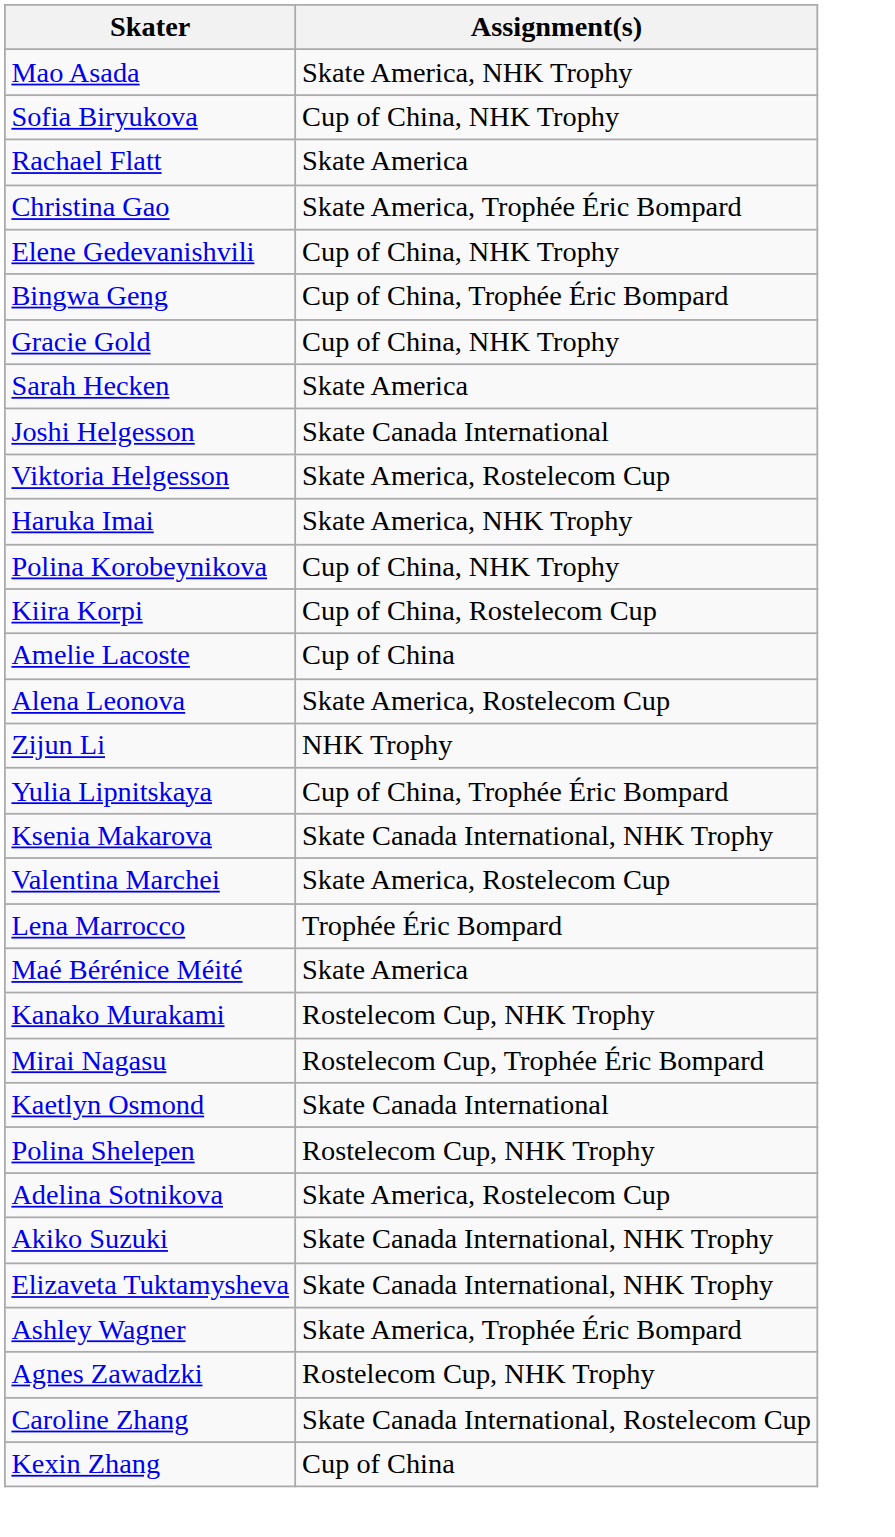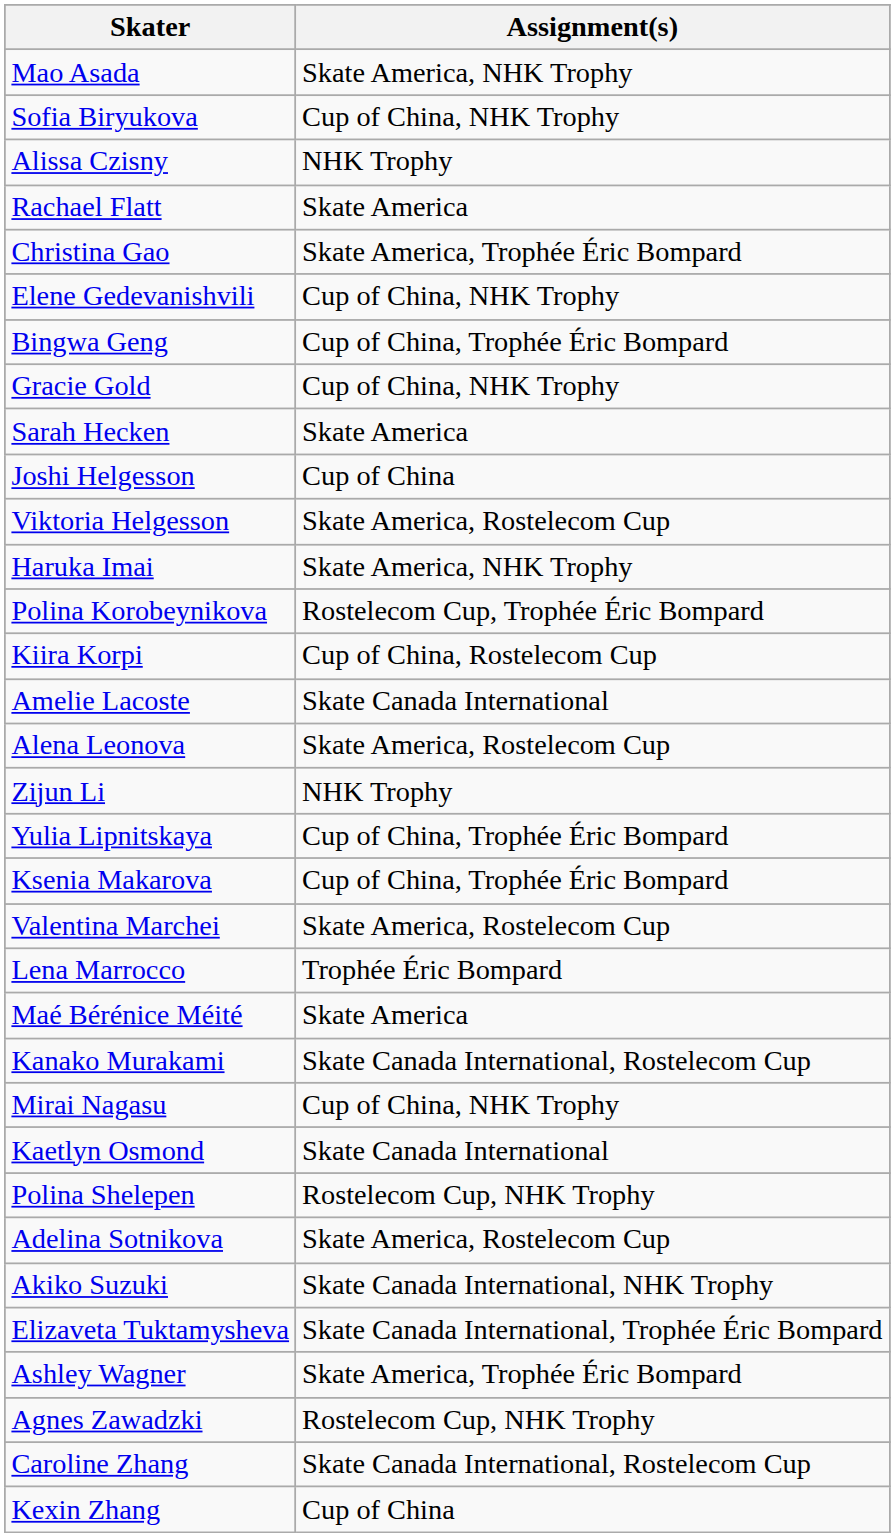+ row: (90, 161)
(455, 431) Skate Canada International -> (378, 476) Cup of China
(461, 565) Cup of China, NHK Trophy -> (533, 610) Rostelecom Cup, Trophée Éric Bompard
(378, 655) Cup of China -> (455, 700) Skate Canada International
(538, 835) Skate Canada International, NHK Trophy -> (515, 880) Cup of China, Trophée Éric Bompard
(478, 1015) Rostelecom Cup, NHK Trophy -> (557, 1059) Skate Canada International, Rostelecom Cup
(533, 1059) Rostelecom Cup, Trophée Éric Bompard -> (461, 1104) Cup of China, NHK Trophy
(538, 1284) Skate Canada International, NHK Trophy -> (592, 1329) Skate Canada International, Trophée Éric Bompard
